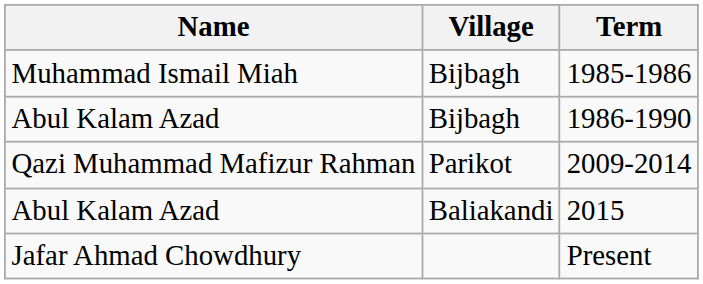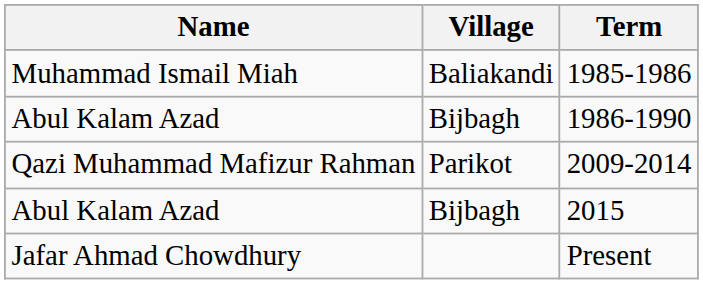(474, 73) Bijbagh -> (491, 73) Baliakandi
(491, 210) Baliakandi -> (474, 210) Bijbagh
